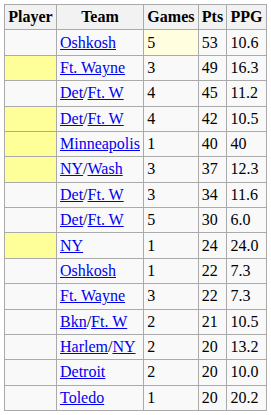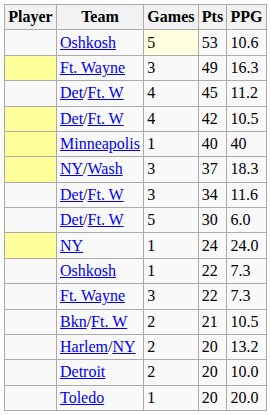(245, 169) 12.3 -> (245, 169) 18.3
(245, 397) 20.2 -> (245, 397) 20.0
